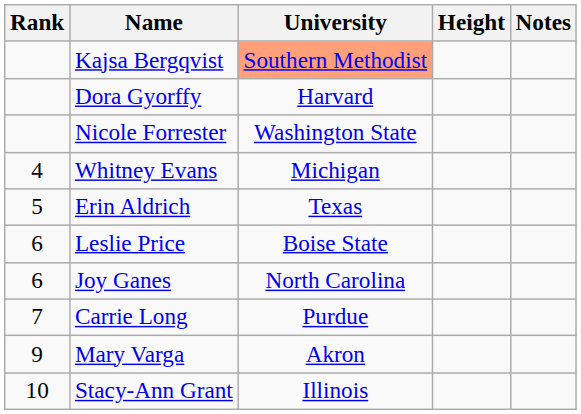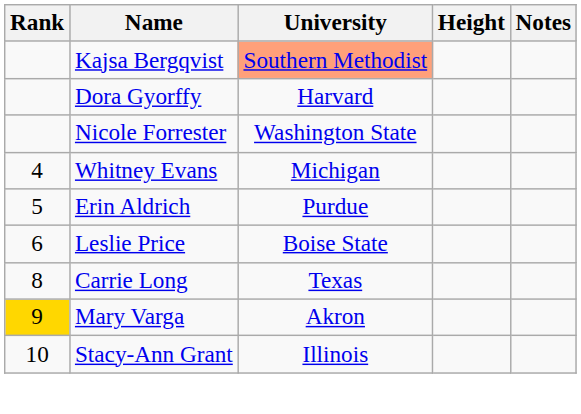(335, 206) Texas -> (335, 206) Purdue
- row: (123, 280)
(37, 317) 7 -> (37, 280) 8
(335, 317) Purdue -> (335, 280) Texas
(37, 354) no background -> (37, 317) gold background
